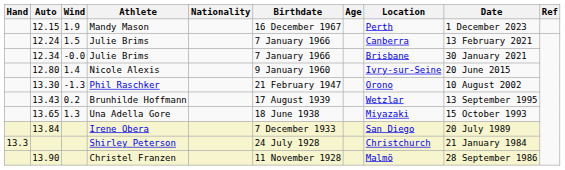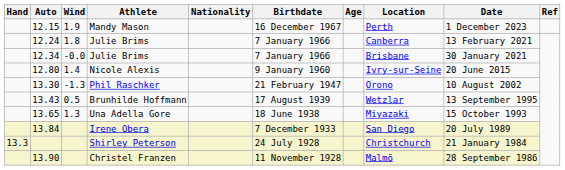(72, 41) 1.5 -> (72, 41) 1.8
(72, 99) 0.2 -> (72, 99) 0.5
